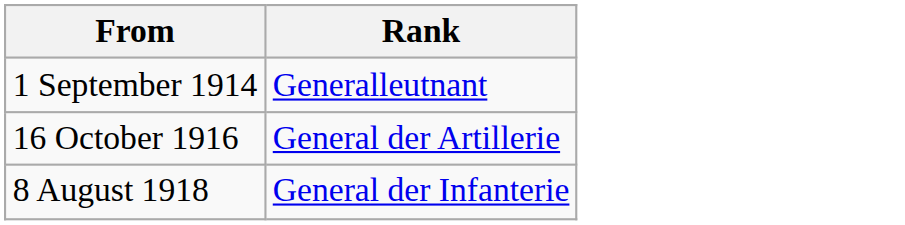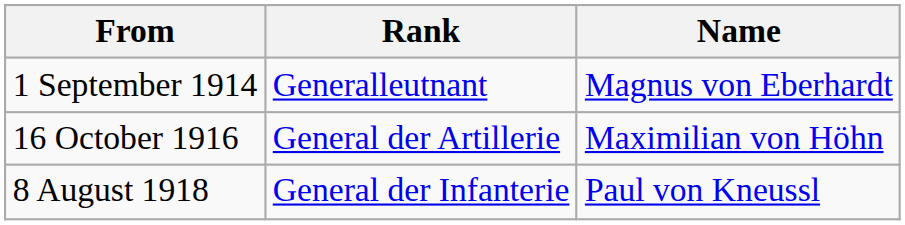+ column: (739, 31)
